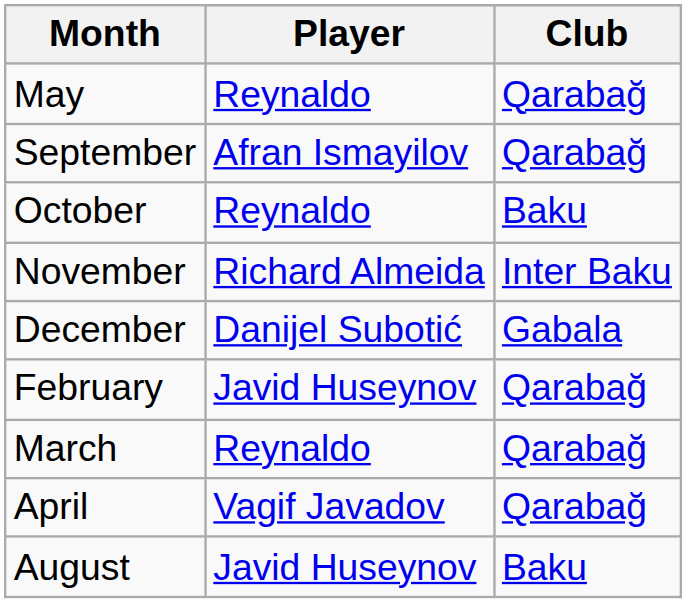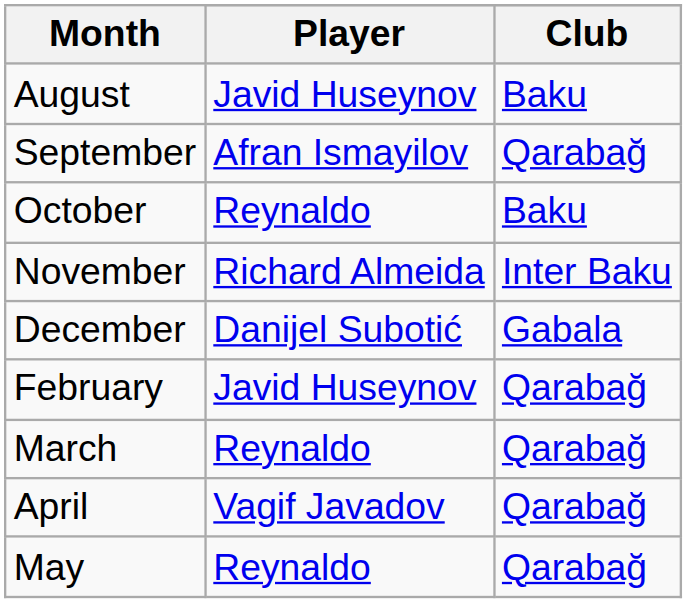rows swapped: (72, 566) <-> (49, 93)
